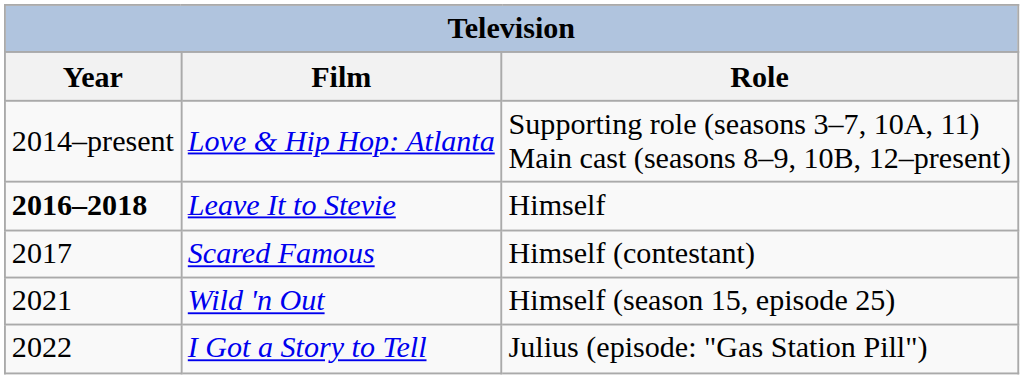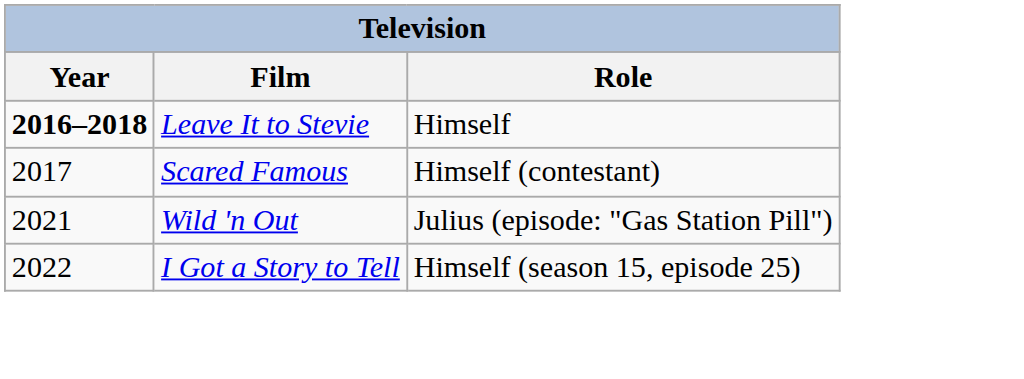- row: (341, 140)
(702, 300) Himself (season 15, episode 25) -> (623, 219) Julius (episode: "Gas Station Pill")
(718, 348) Julius (episode: "Gas Station Pill") -> (607, 266) Himself (season 15, episode 25)
